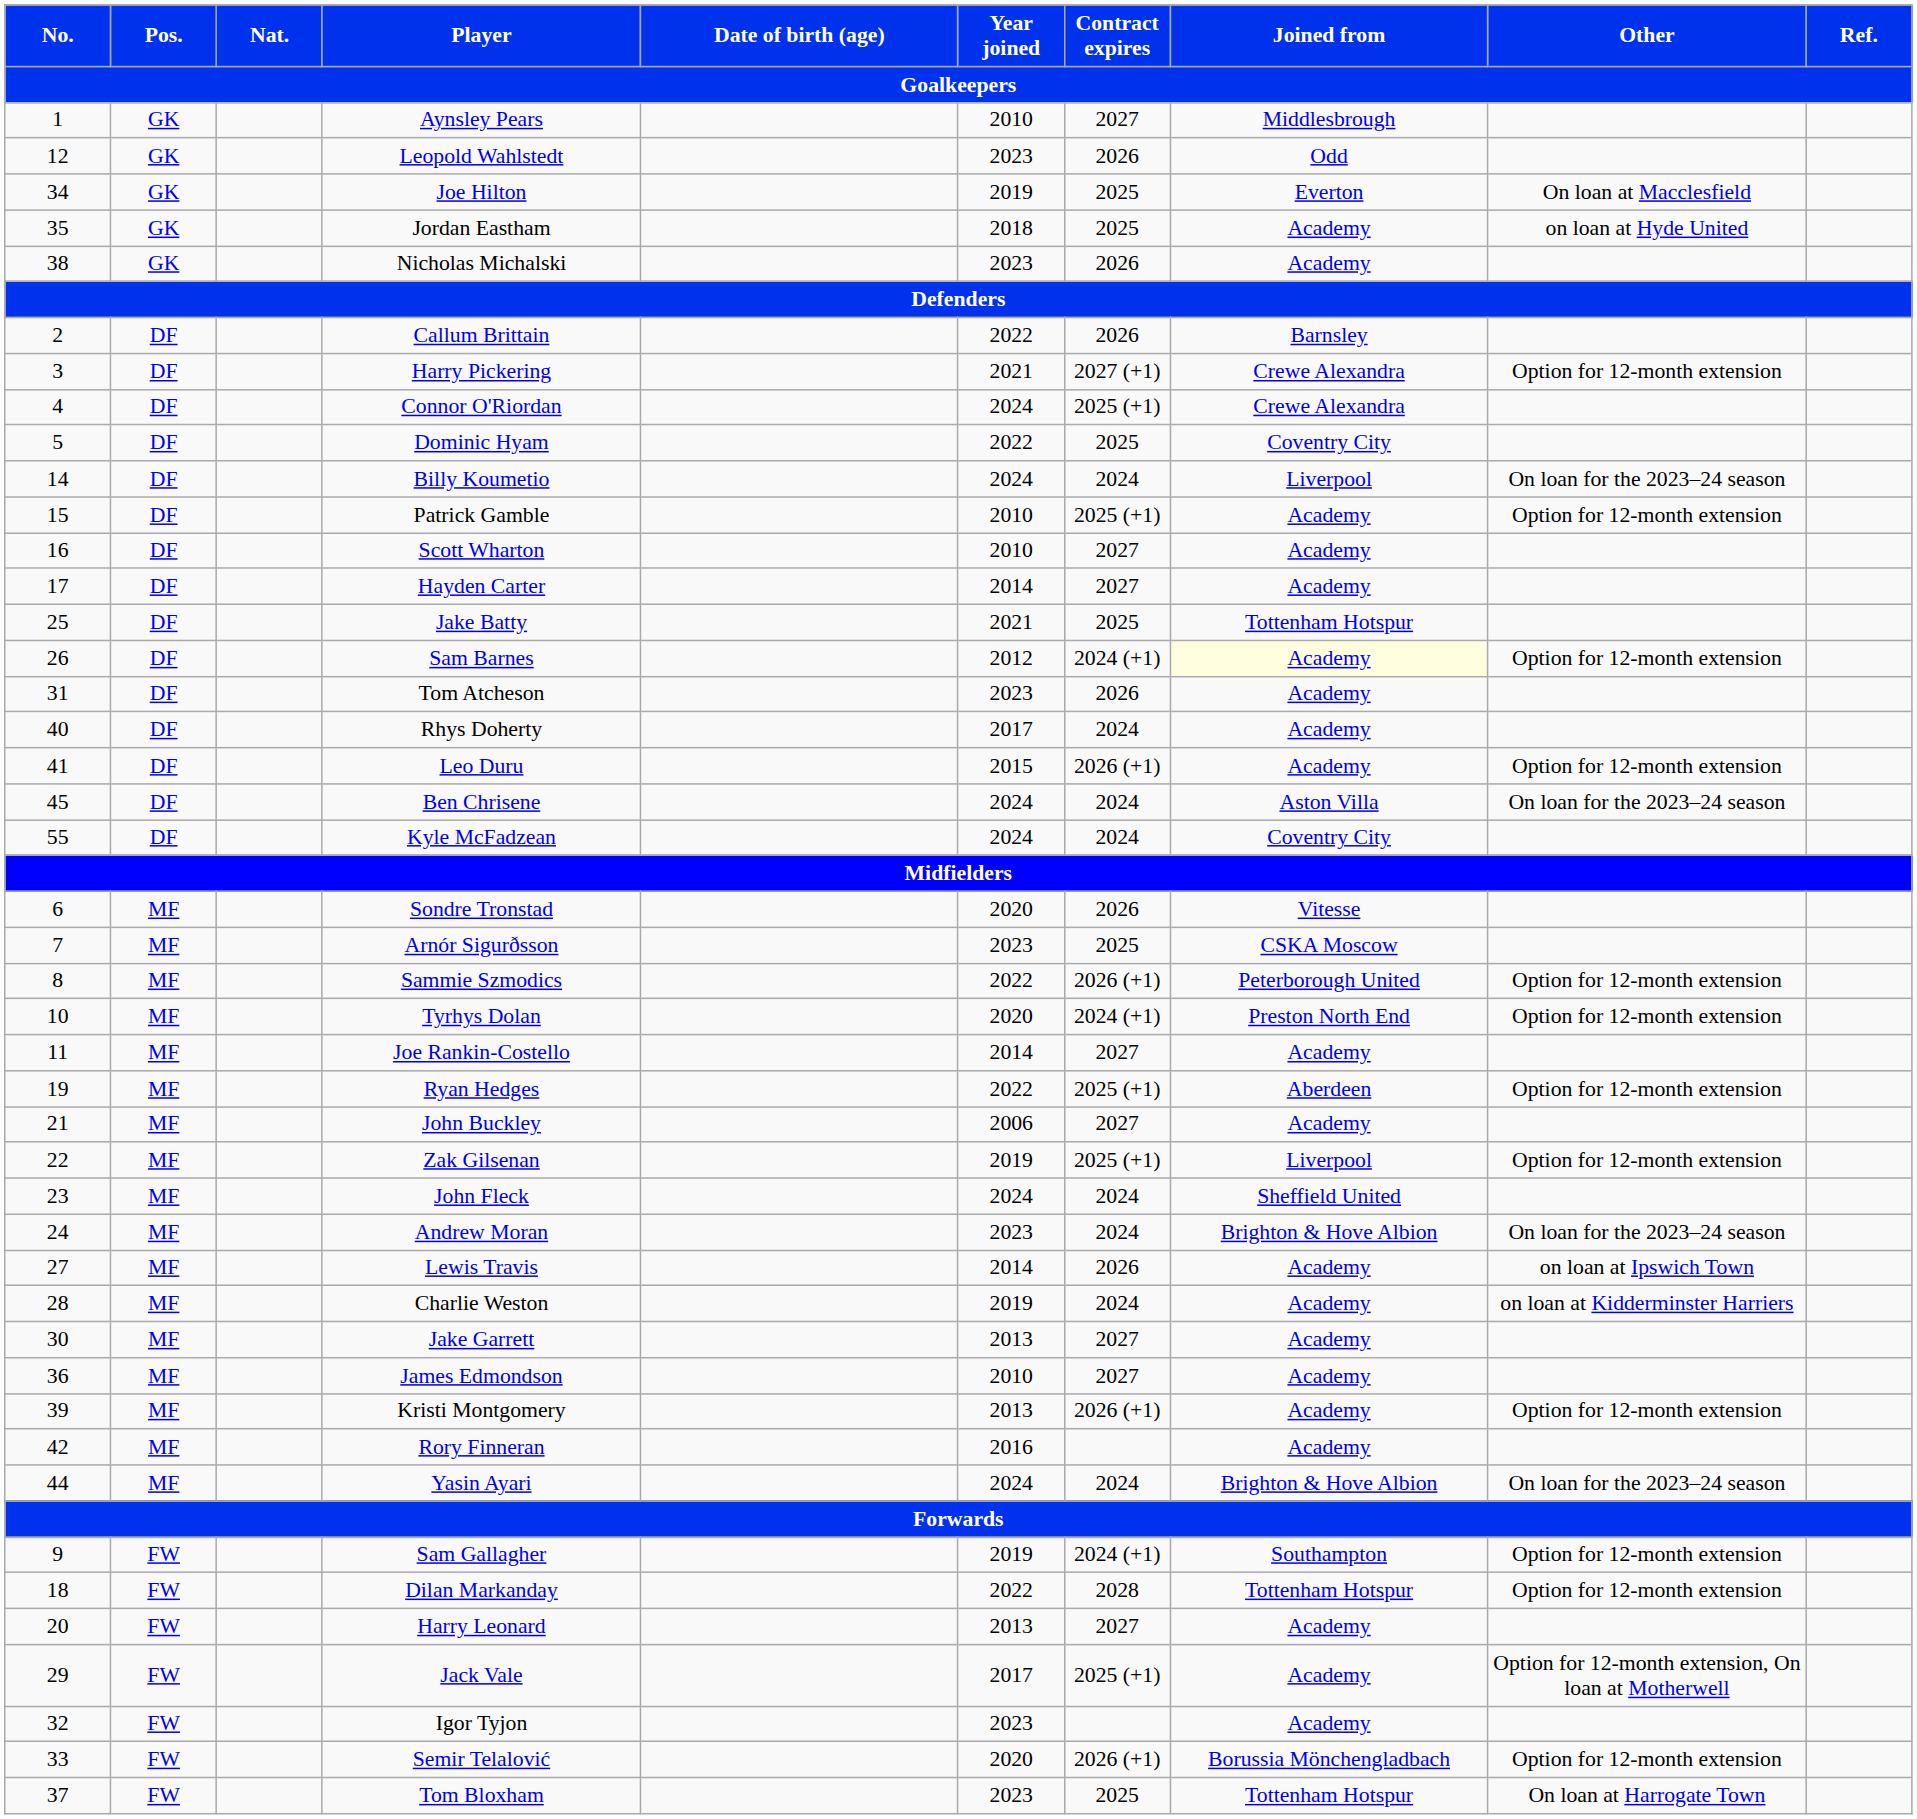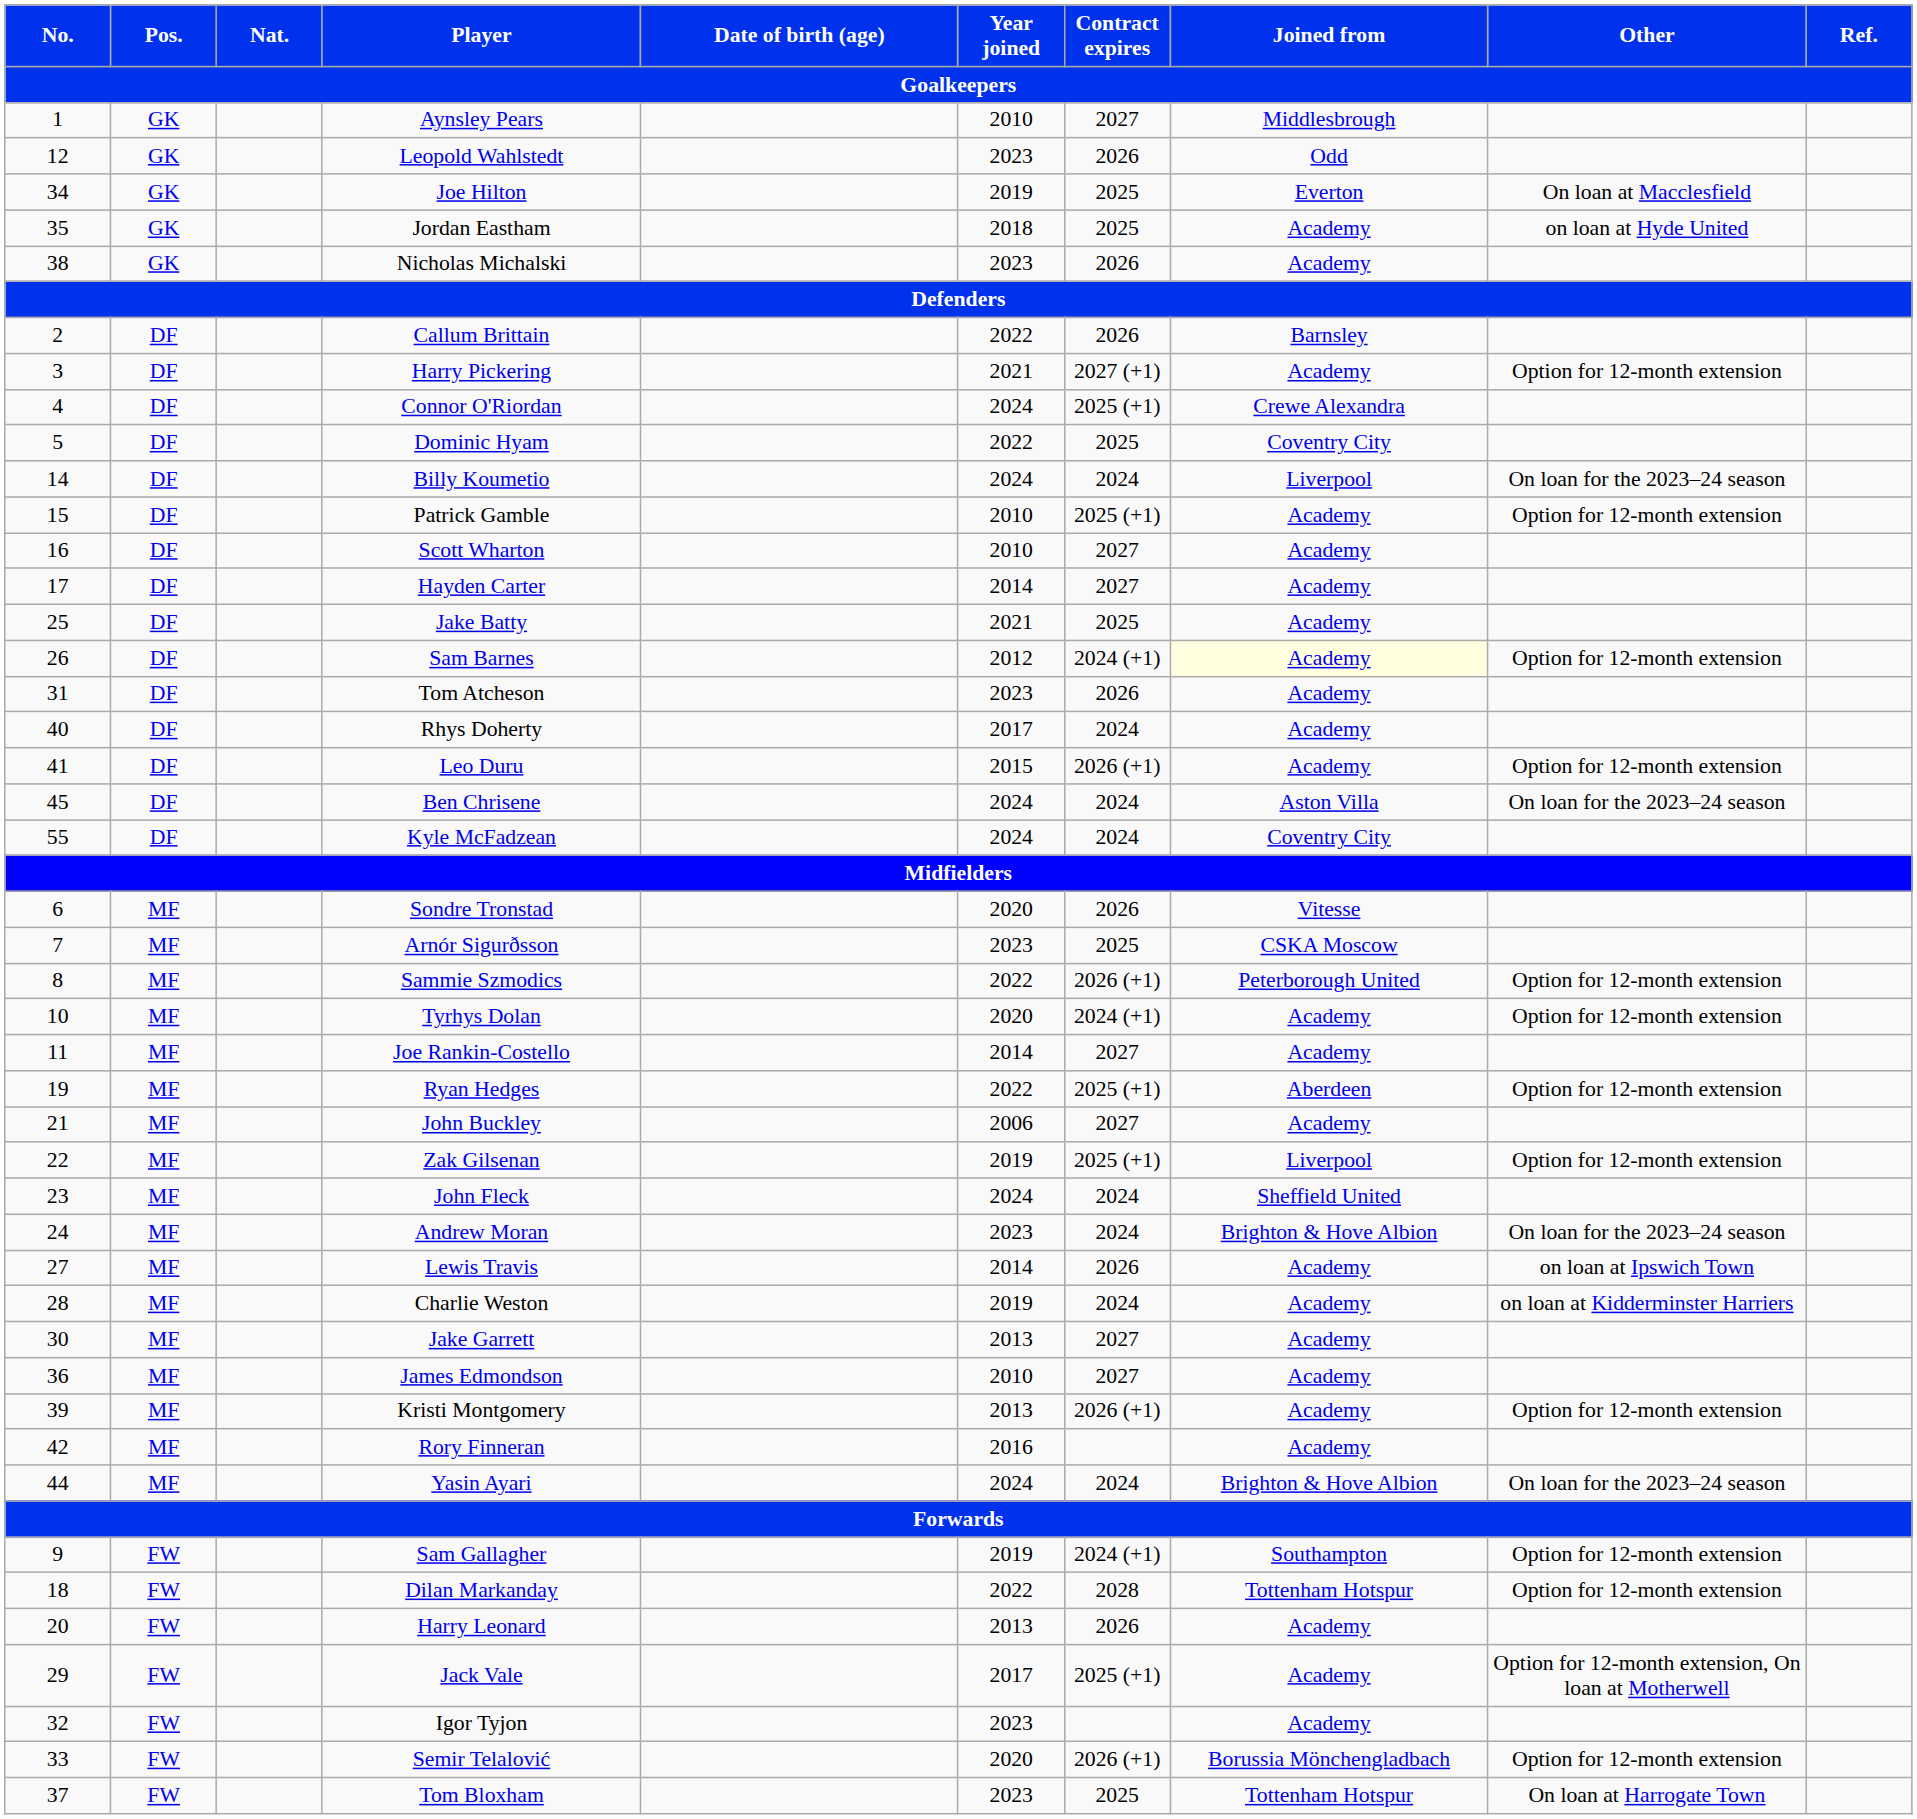(1329, 371) Crewe Alexandra -> (1329, 371) Academy
(1329, 622) Tottenham Hotspur -> (1329, 622) Academy
(1329, 1016) Preston North End -> (1329, 1016) Academy
(1117, 1626) 2027 -> (1117, 1626) 2026
